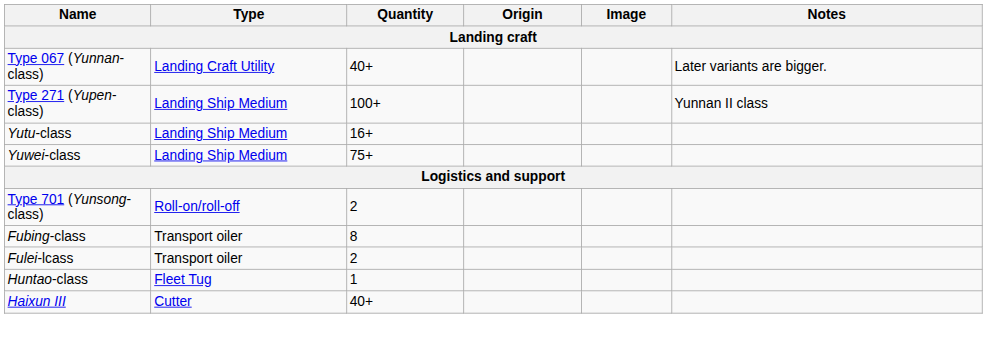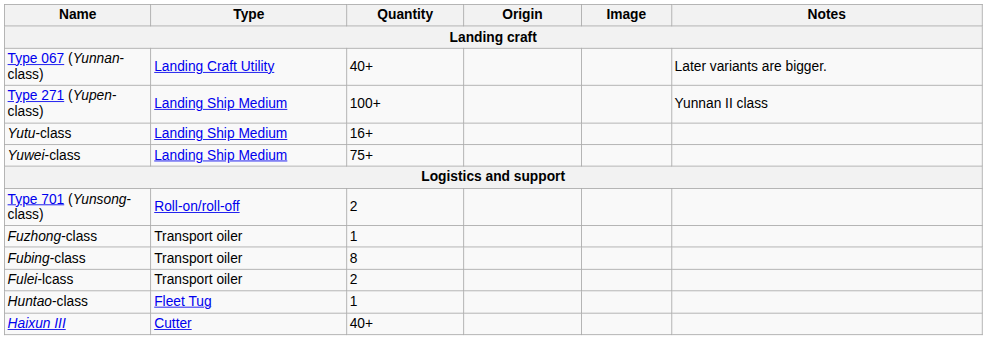+ row: (52, 236)
